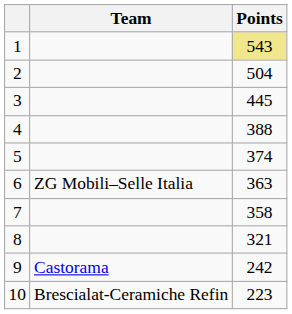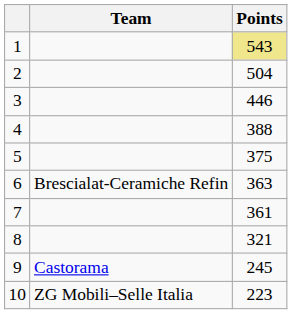(260, 101) 445 -> (260, 101) 446
(260, 156) 374 -> (260, 156) 375
(113, 184) ZG Mobili–Selle Italia -> (131, 184) Brescialat-Ceramiche Refin
(260, 211) 358 -> (260, 211) 361
(260, 267) 242 -> (260, 267) 245
(131, 294) Brescialat-Ceramiche Refin -> (113, 294) ZG Mobili–Selle Italia
